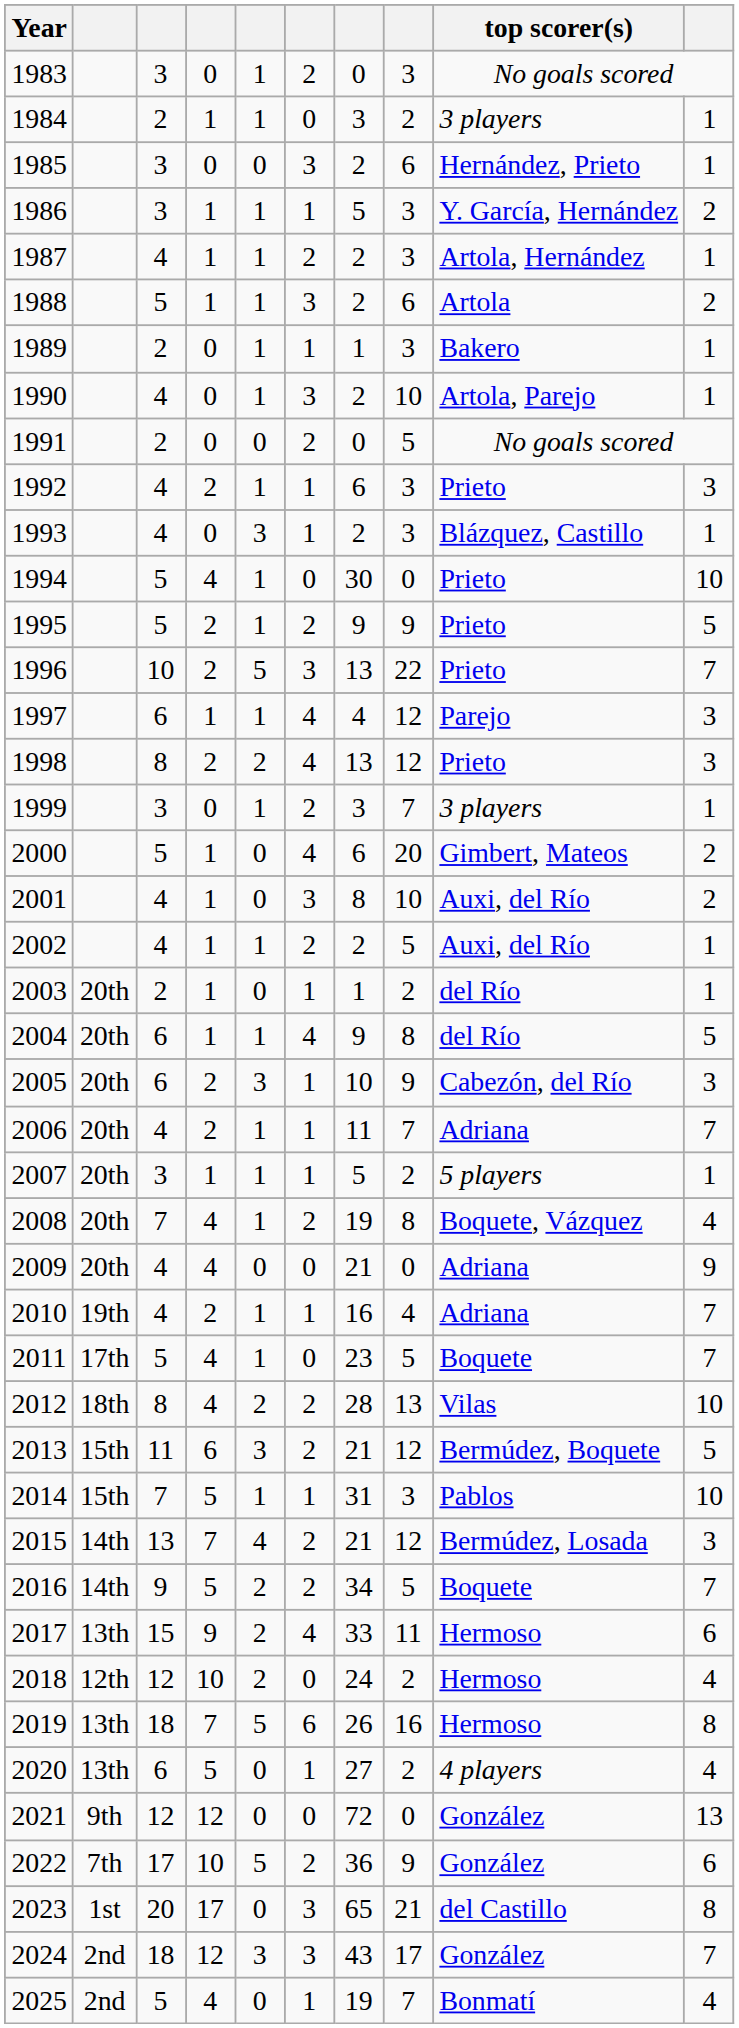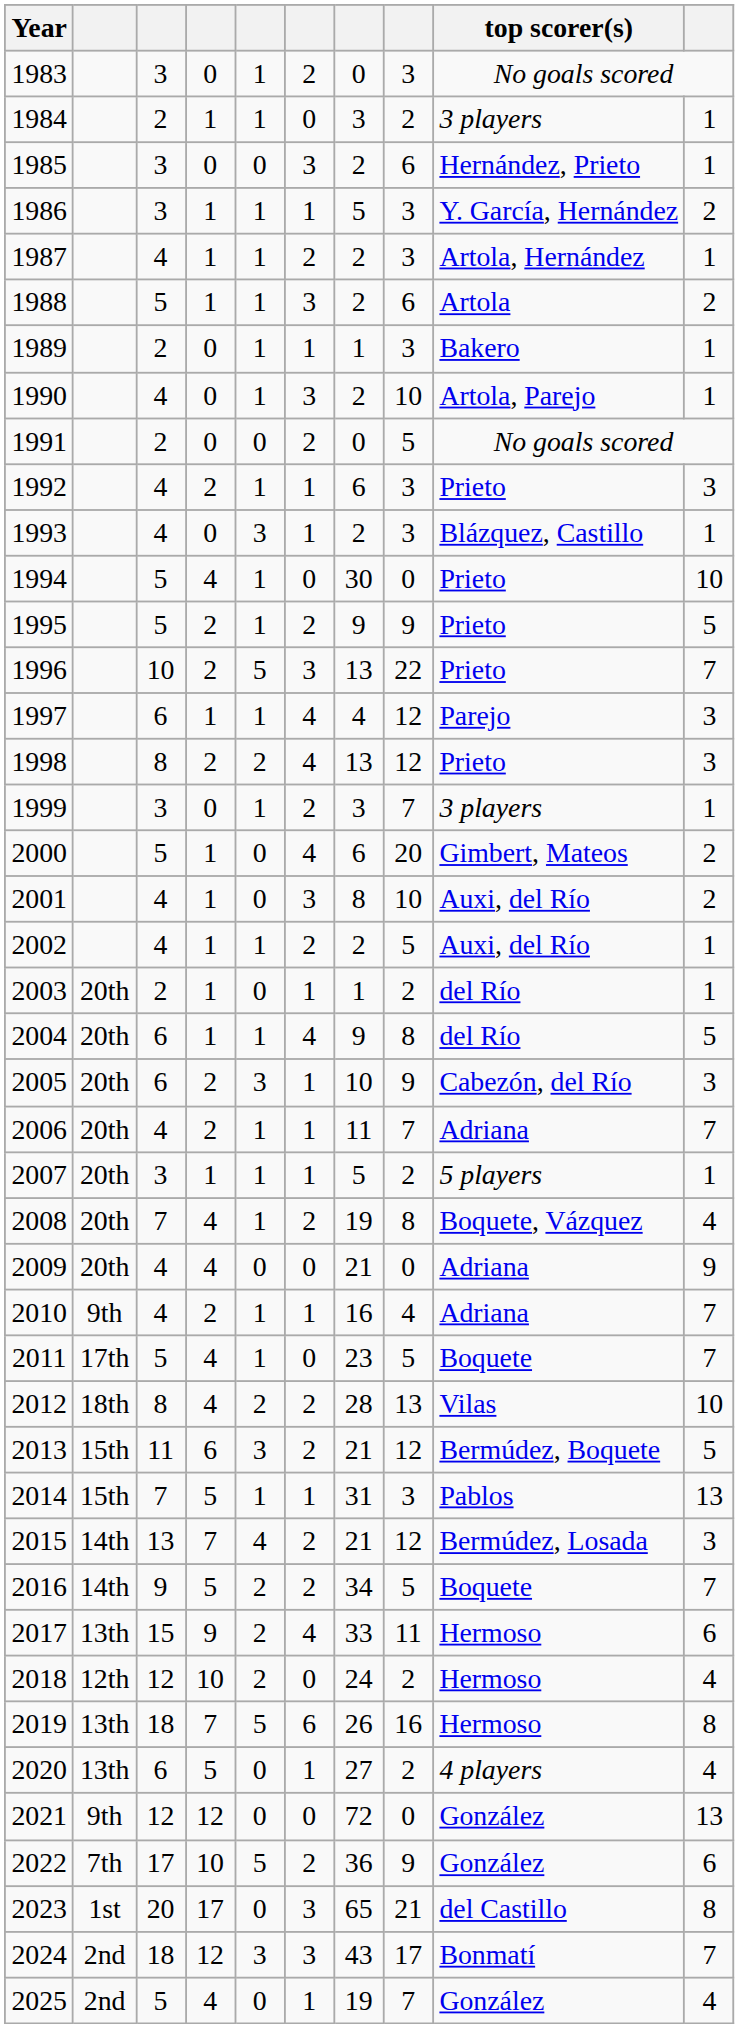(105, 1311) 19th -> (105, 1311) 9th
(709, 1495) 10 -> (709, 1495) 13
(492, 1953) González -> (487, 1953) Bonmatí
(487, 1999) Bonmatí -> (492, 1999) González
